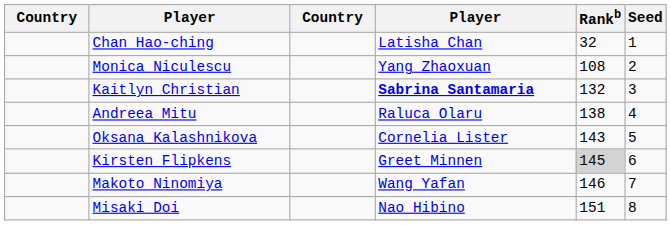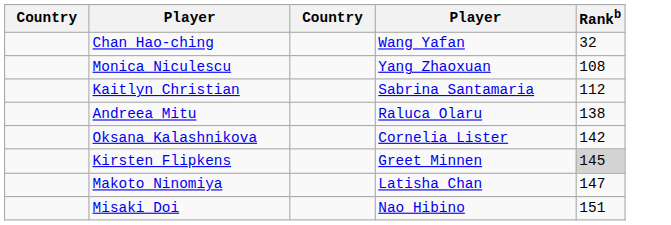- column: (645, 18)
(430, 44) Latisha Chan -> (422, 44) Wang Yafan
(456, 91) bold -> (456, 91) normal
(592, 91) 132 -> (592, 91) 112
(592, 138) 143 -> (592, 138) 142
(422, 185) Wang Yafan -> (430, 185) Latisha Chan
(592, 185) 146 -> (592, 185) 147
